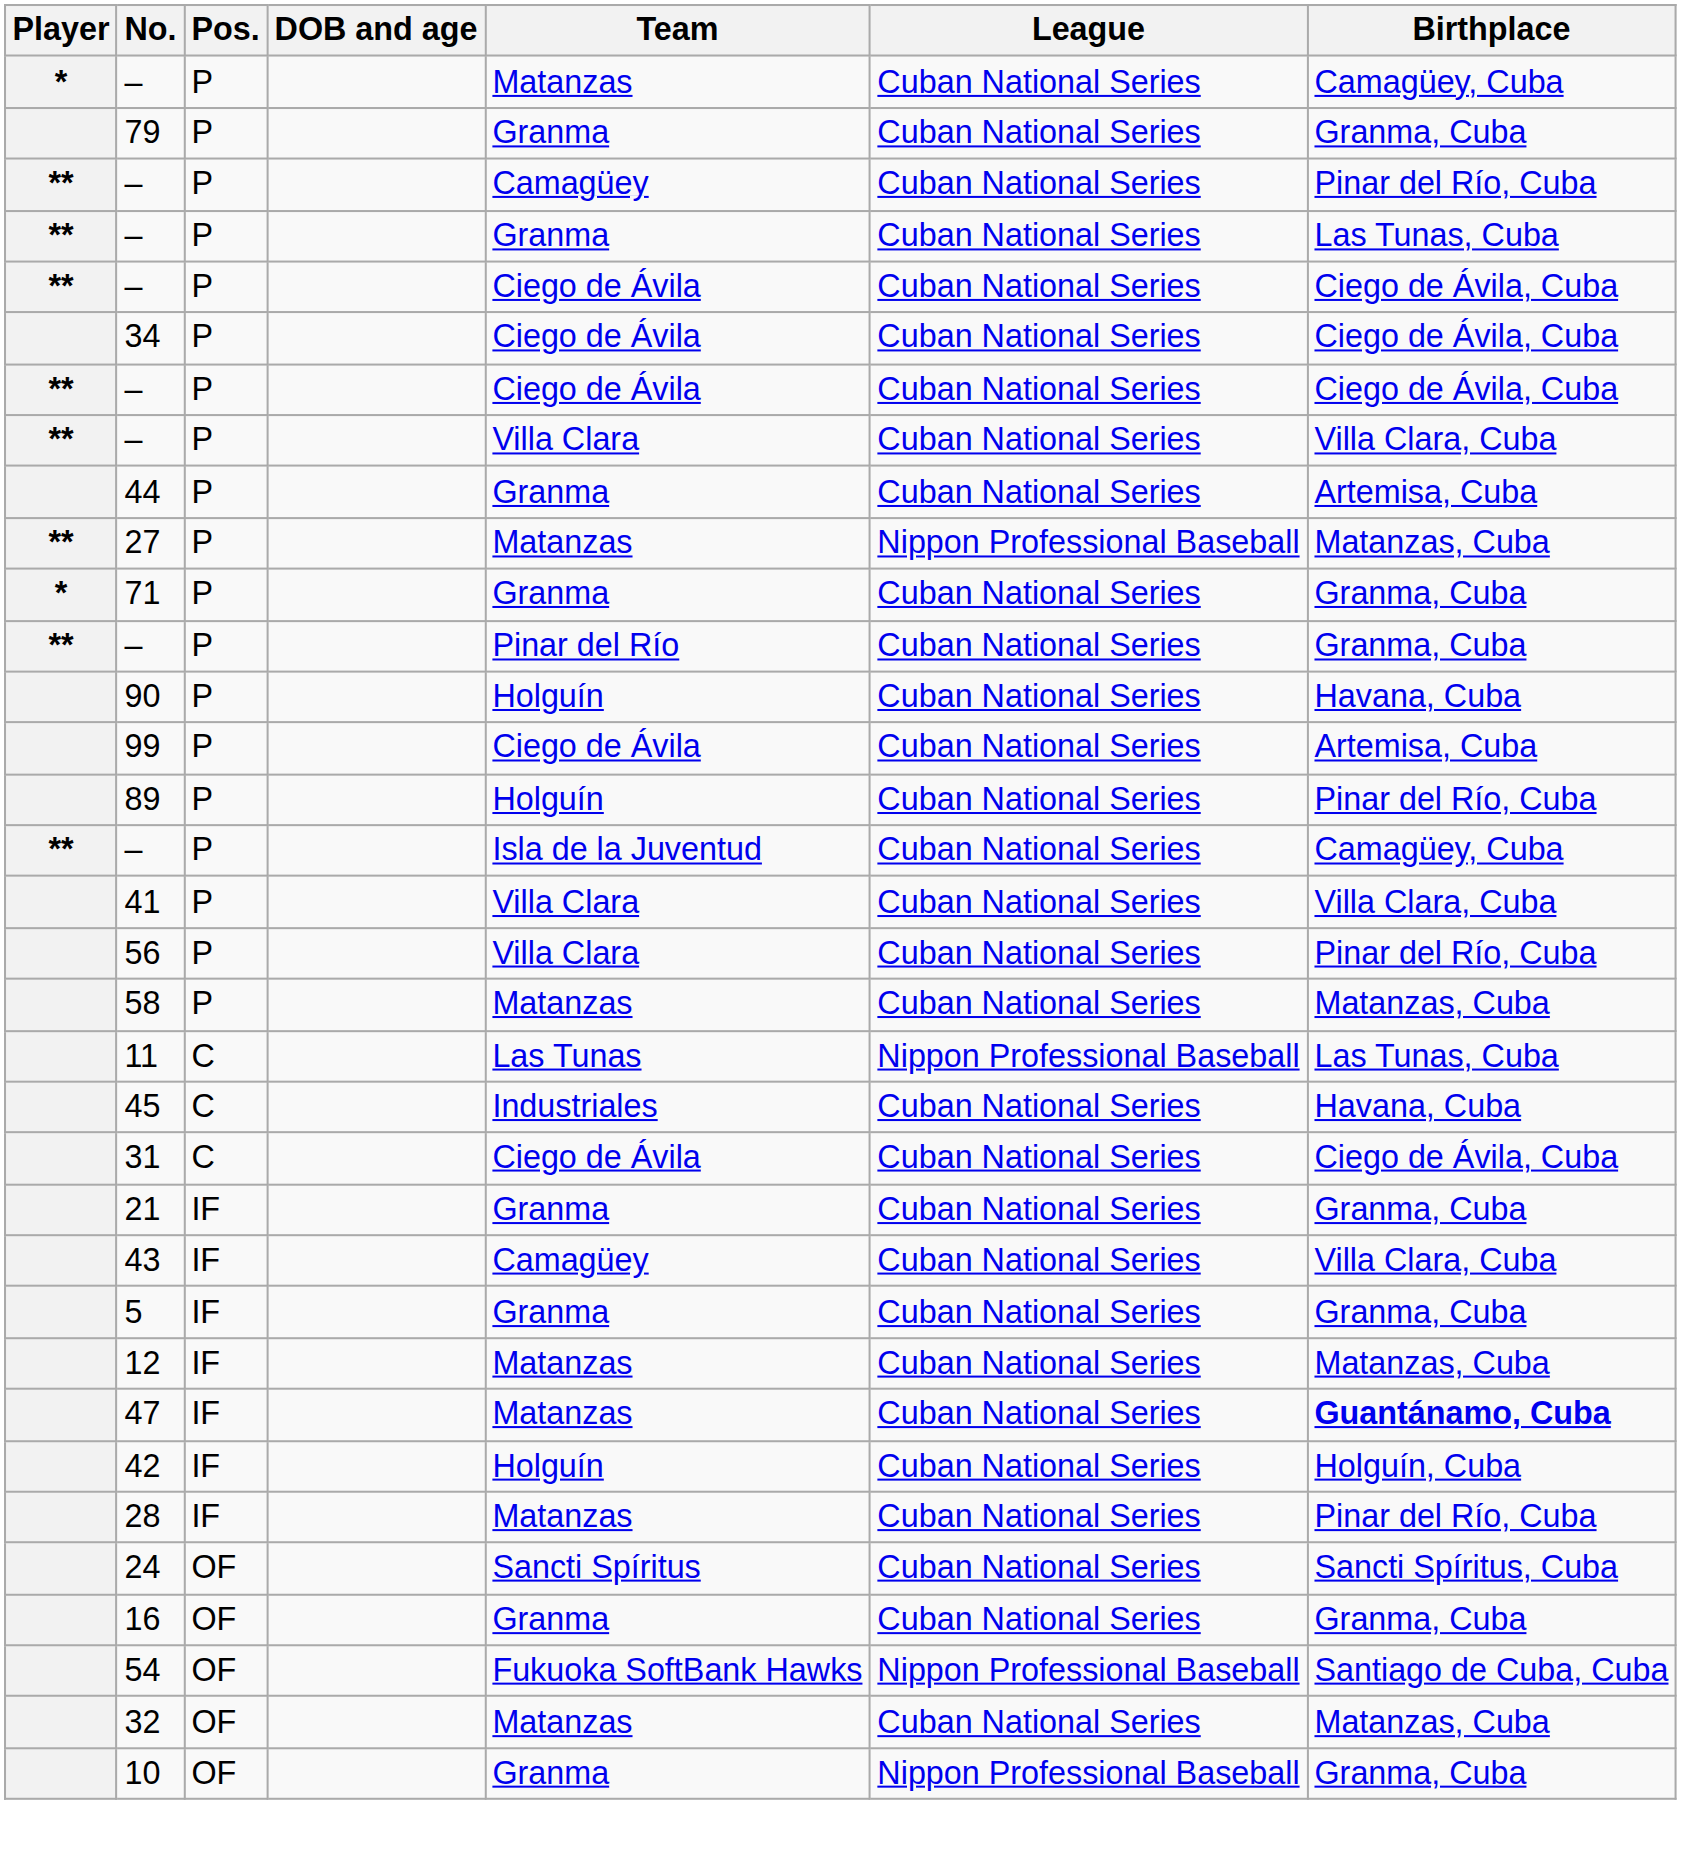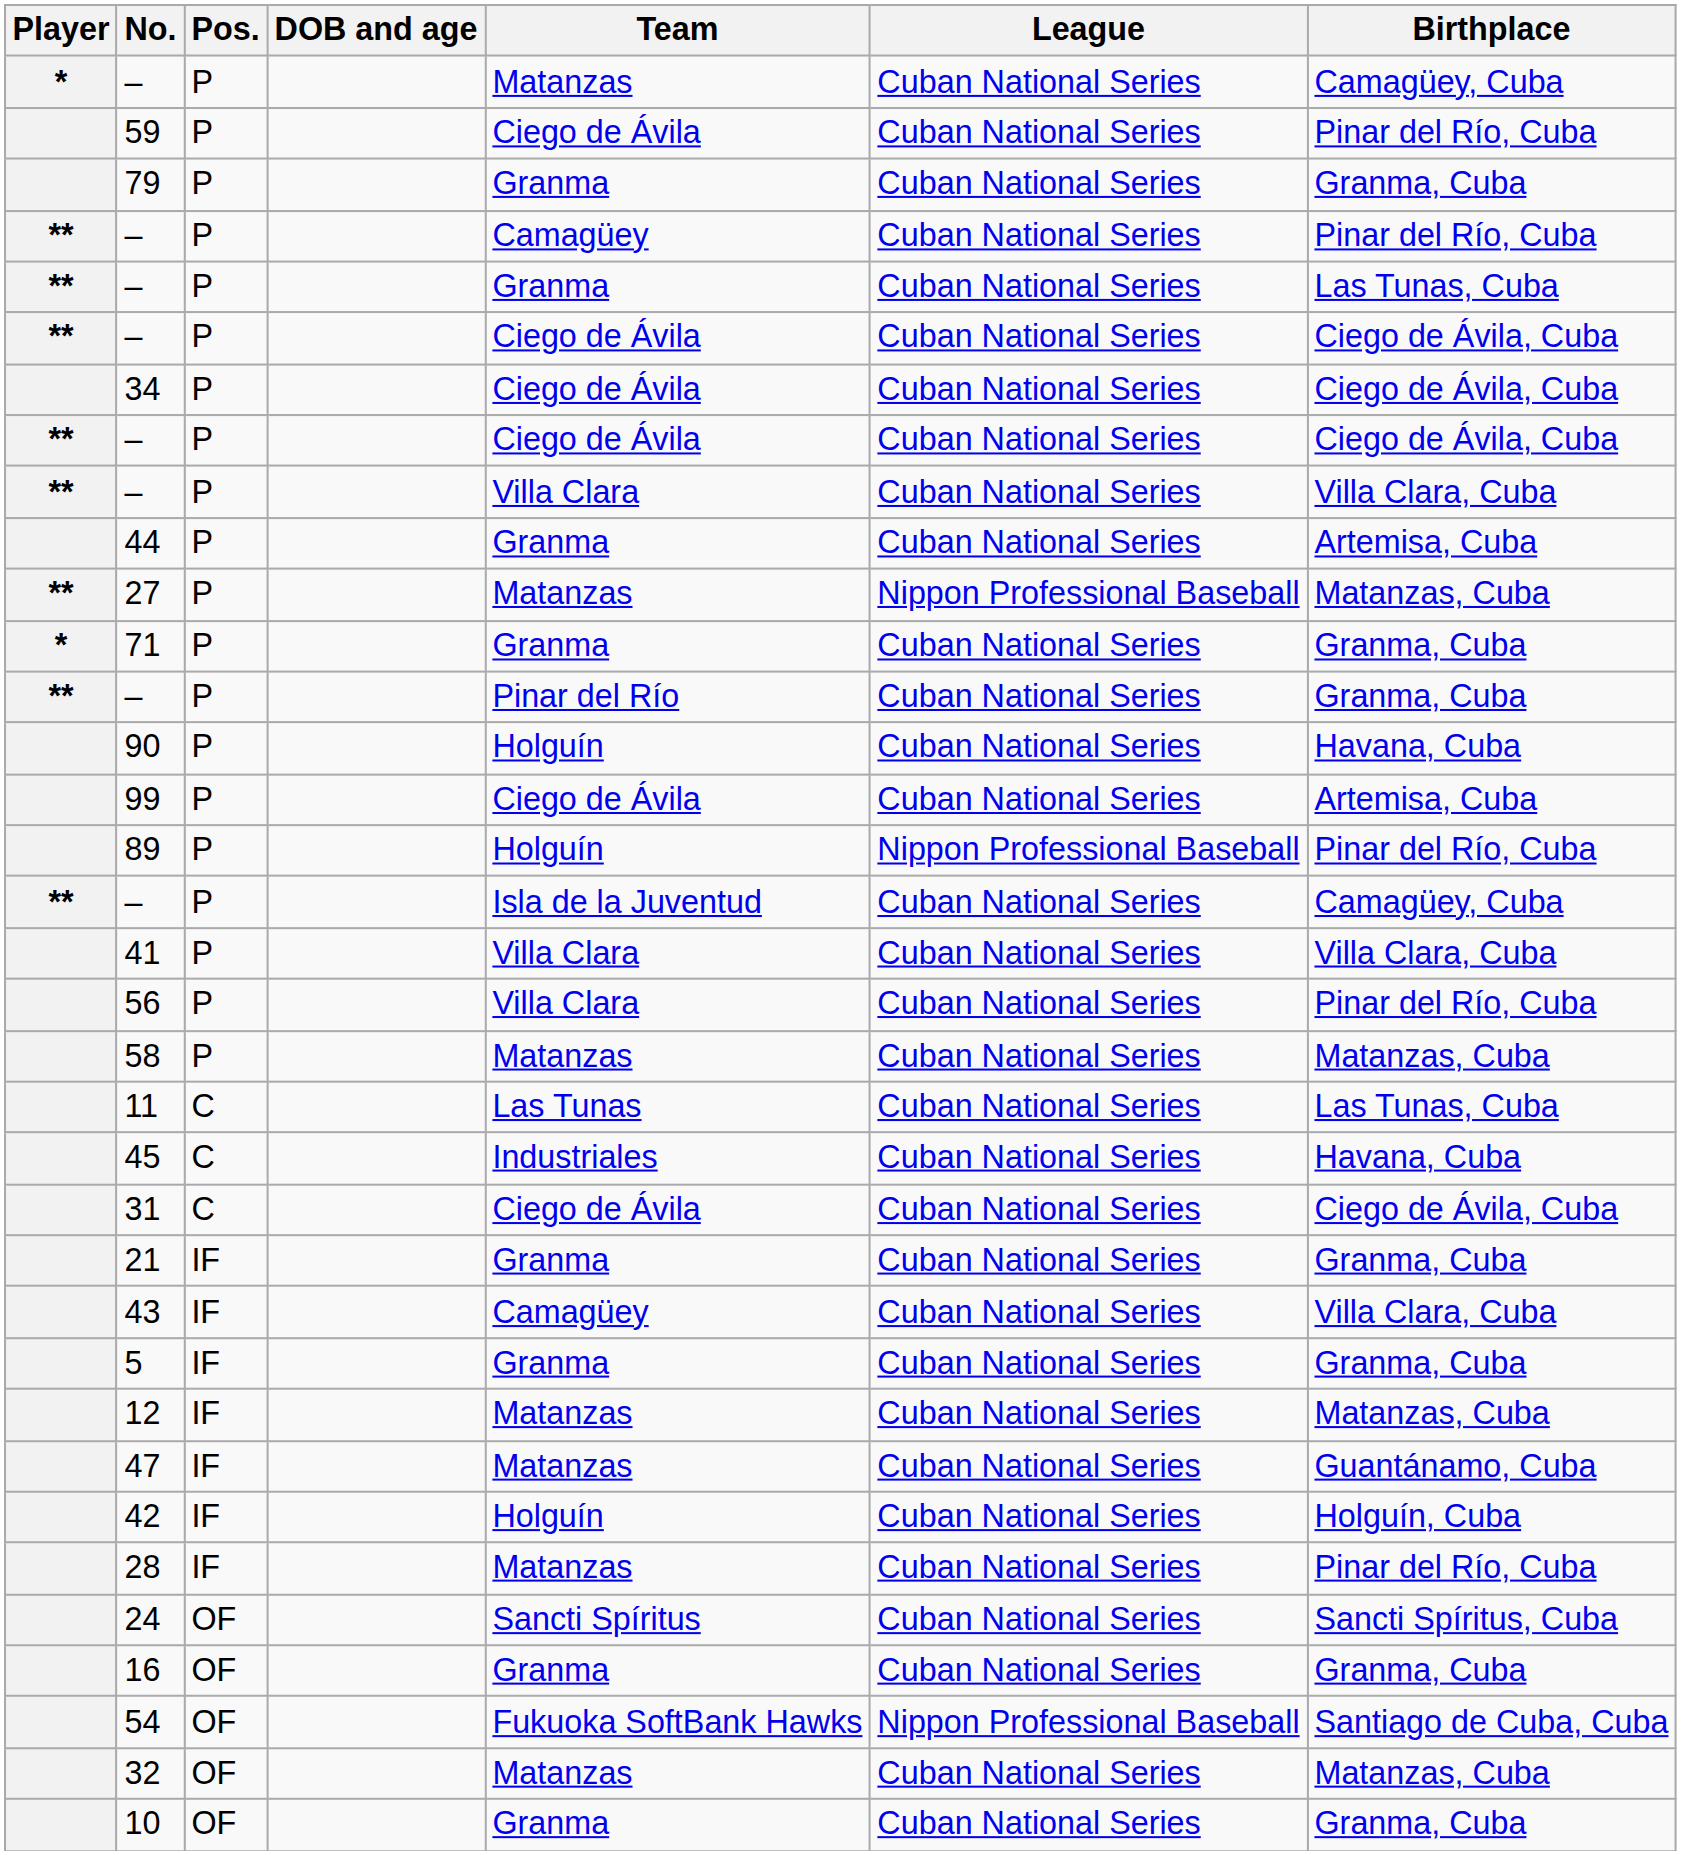+ row: (61, 133)
(1039, 798) Cuban National Series -> (1088, 850) Nippon Professional Baseball
(1088, 1055) Nippon Professional Baseball -> (1039, 1106) Cuban National Series
(1463, 1414) bold -> (1456, 1465) normal
(1088, 1772) Nippon Professional Baseball -> (1039, 1824) Cuban National Series
